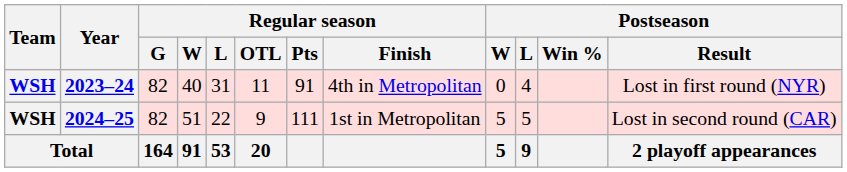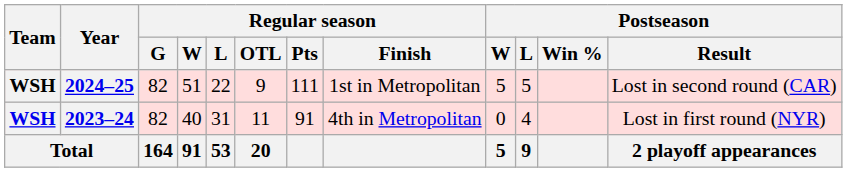rows swapped: (99, 86) <-> (99, 118)
